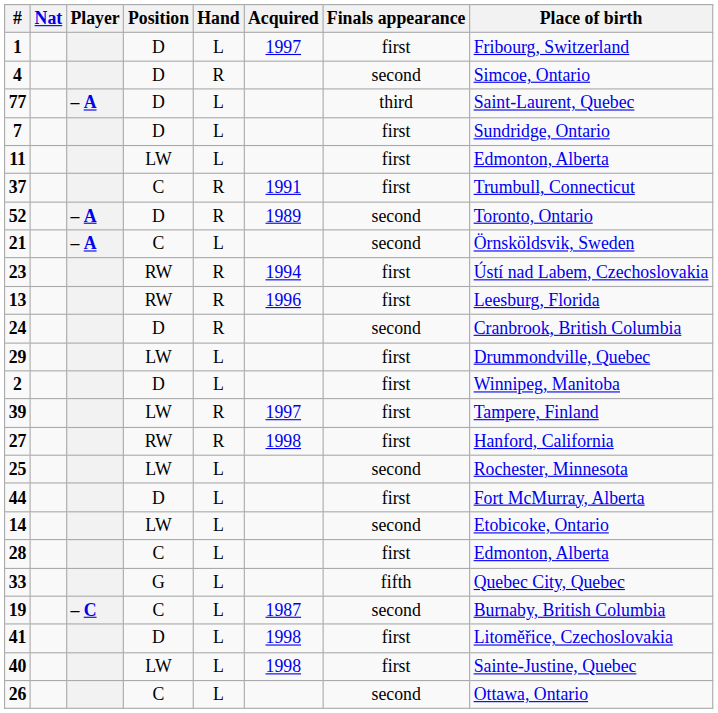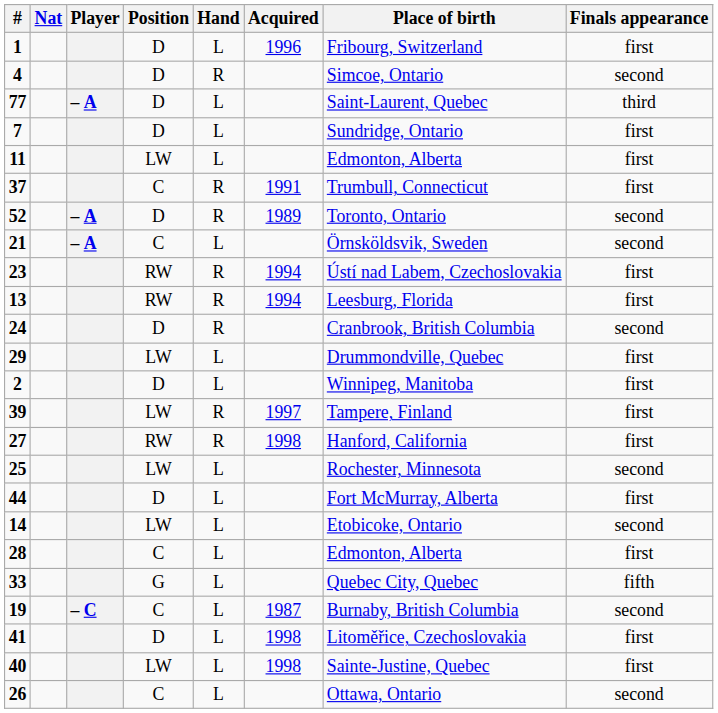columns swapped: (591, 18) <-> (396, 18)
(283, 46) 1997 -> (283, 46) 1996
(283, 300) 1996 -> (283, 300) 1994
